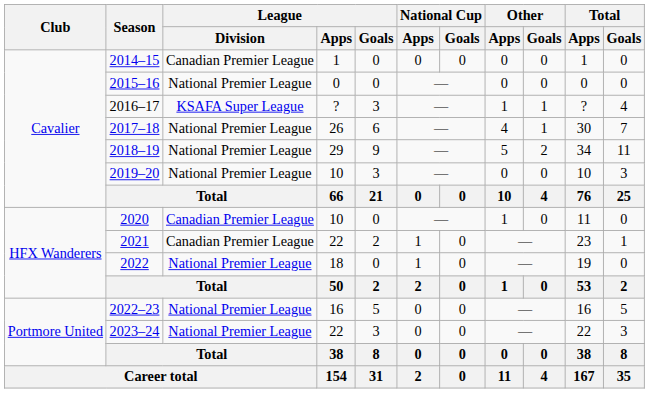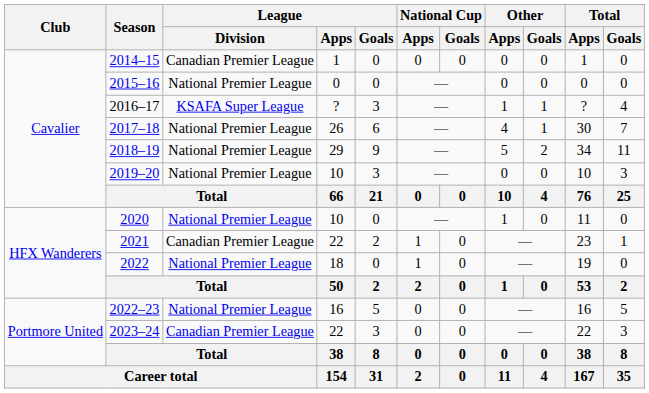(240, 219) Canadian Premier League -> (240, 219) National Premier League
(240, 331) National Premier League -> (240, 331) Canadian Premier League
